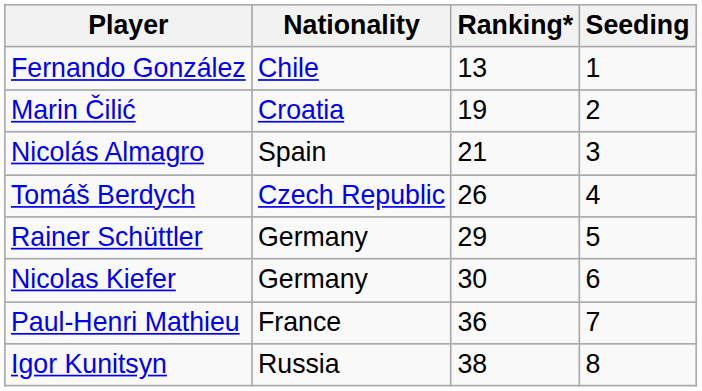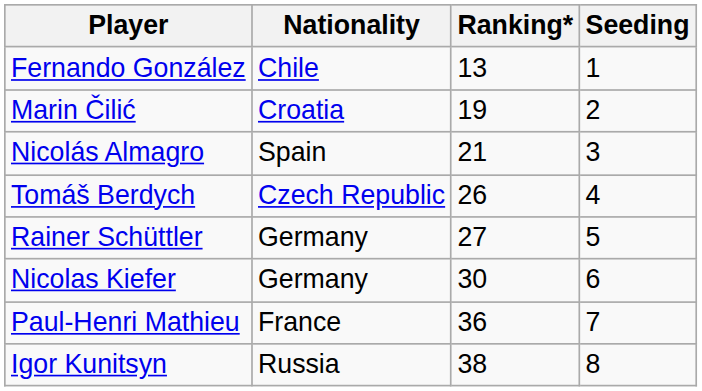(472, 237) 29 -> (472, 237) 27
